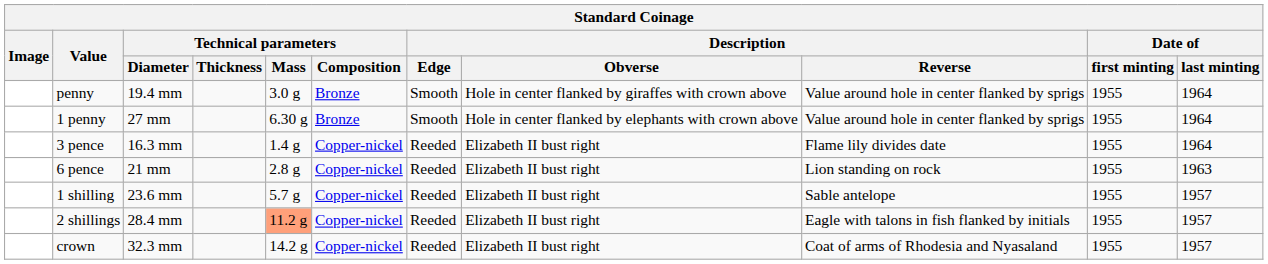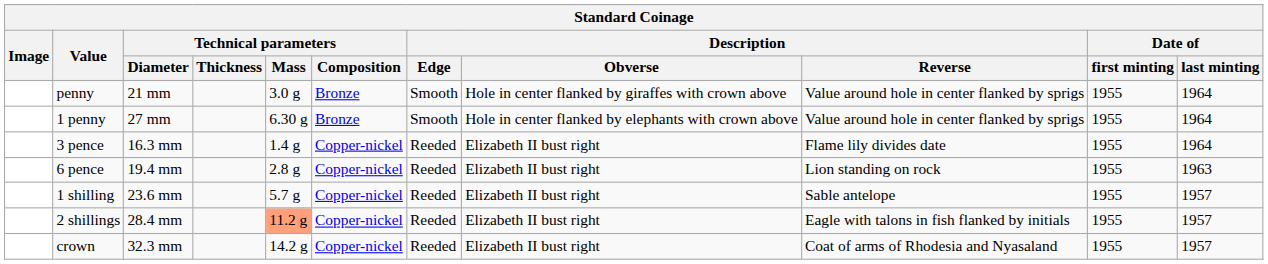(155, 93) 19.4 mm -> (149, 93) 21 mm
(149, 170) 21 mm -> (155, 170) 19.4 mm
